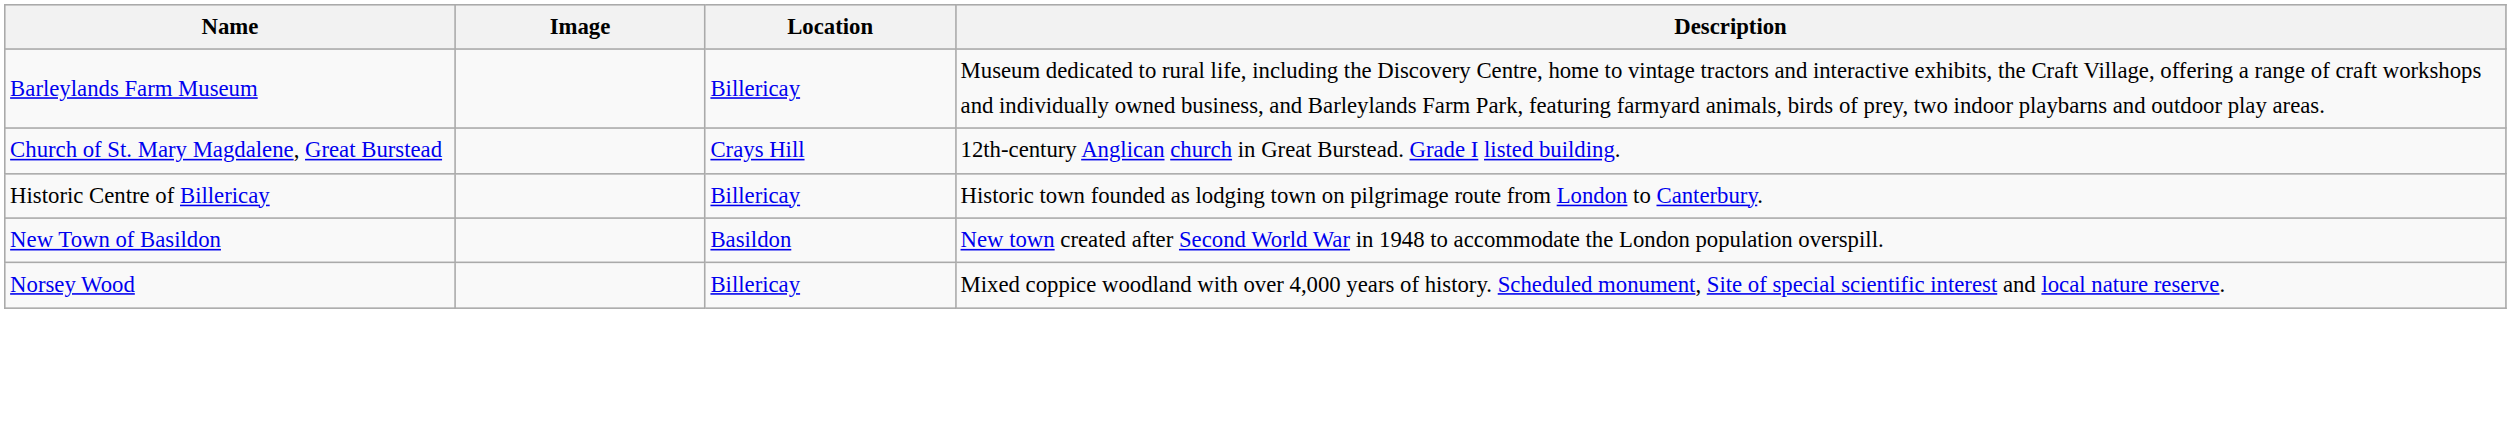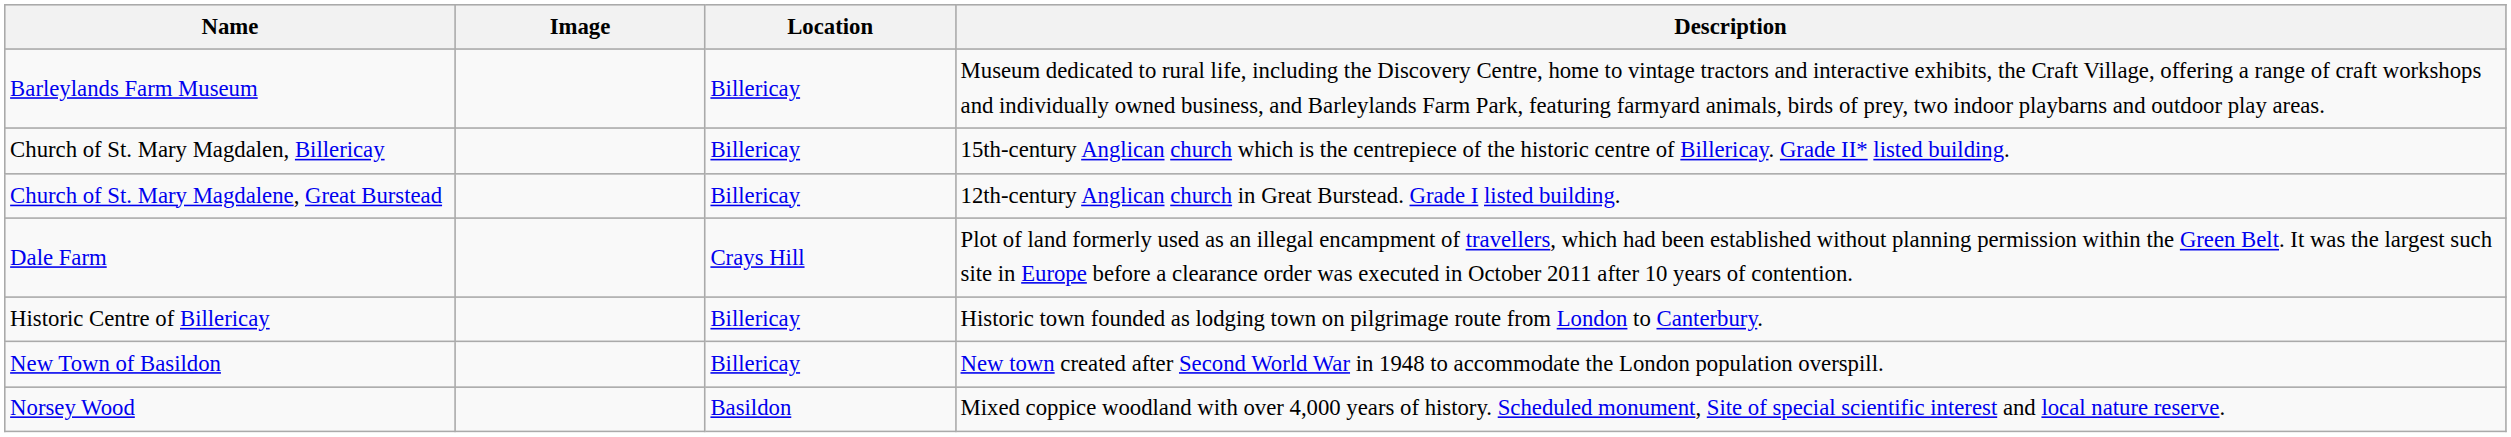+ row: (197, 150)
(757, 150) Crays Hill -> (755, 195) Billericay
+ row: (58, 257)
(751, 240) Basildon -> (755, 363) Billericay
(755, 284) Billericay -> (751, 408) Basildon
